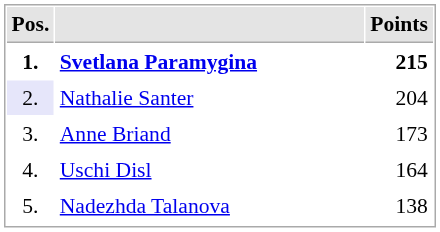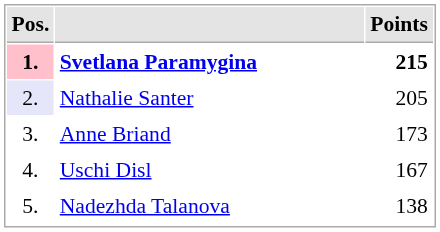(30, 61) no background -> (30, 61) pink background
(412, 97) 204 -> (412, 97) 205
(412, 169) 164 -> (412, 169) 167
